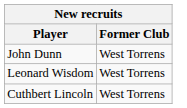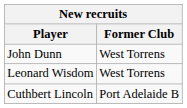(132, 93) West Torrens -> (139, 93) Port Adelaide B
